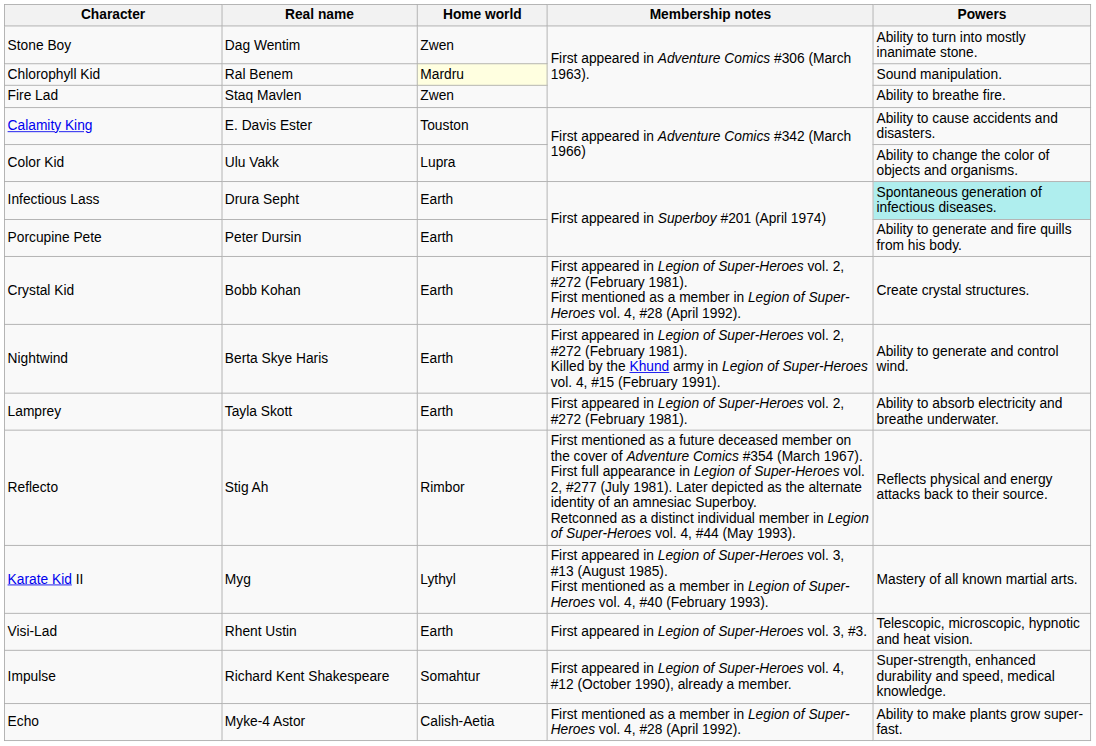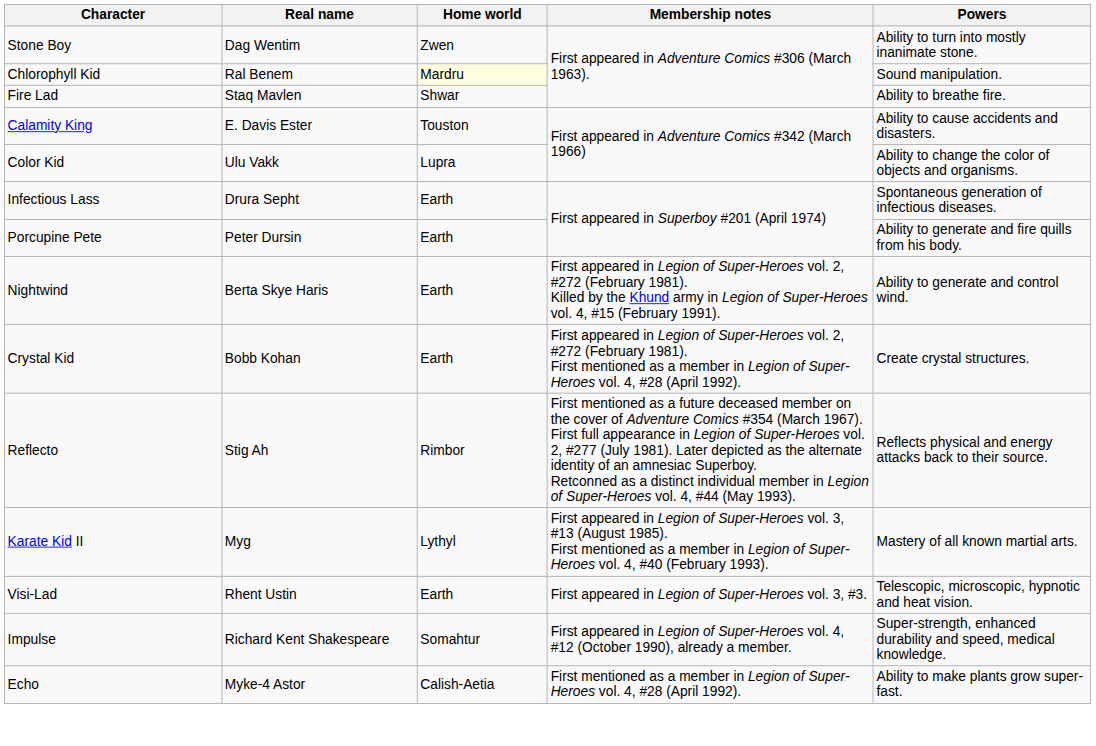(437, 96) Zwen -> (440, 96) Shwar
(959, 200) paleturquoise background -> (959, 200) no background
rows swapped: (41, 290) <-> (38, 358)
- row: (34, 411)
